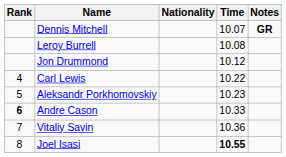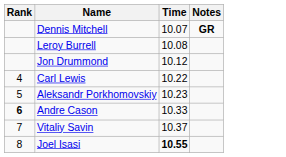- column: (188, 12)
(232, 128) 10.36 -> (174, 128) 10.37
